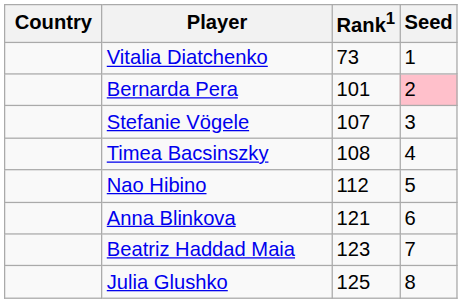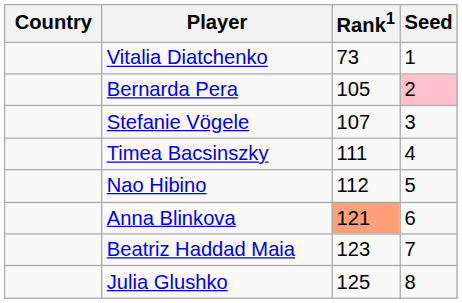(353, 89) 101 -> (353, 89) 105
(353, 153) 108 -> (352, 153) 111
(353, 217) no background -> (353, 217) lightsalmon background
